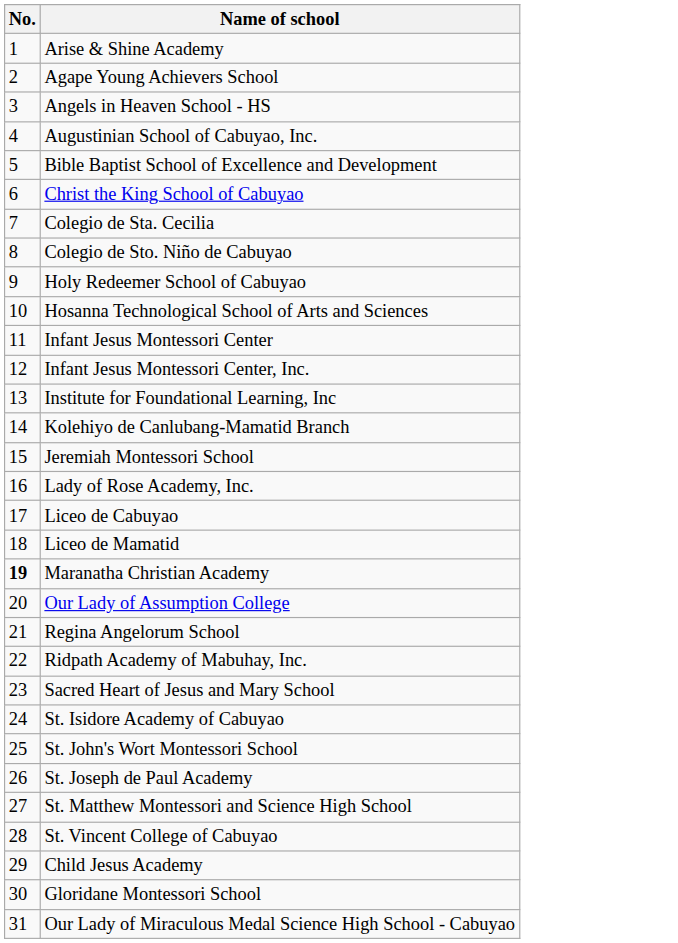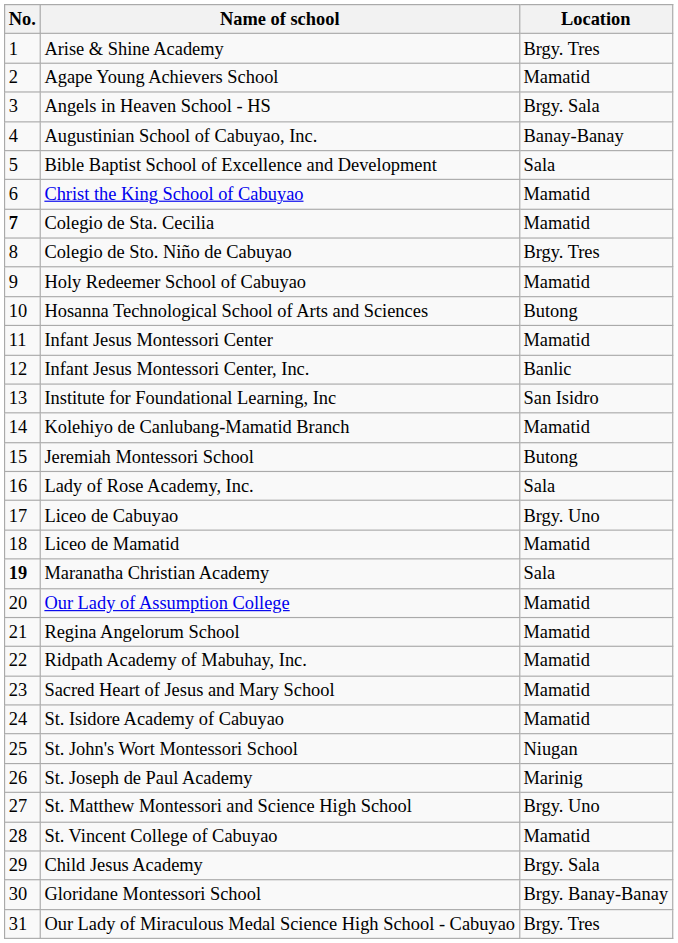+ column: (596, 19)
(13, 223) normal -> (13, 223) bold
